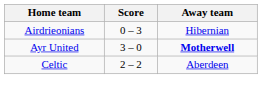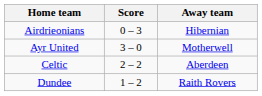(207, 47) bold -> (207, 47) normal
+ row: (54, 82)
